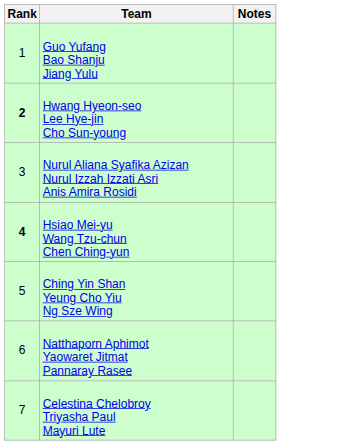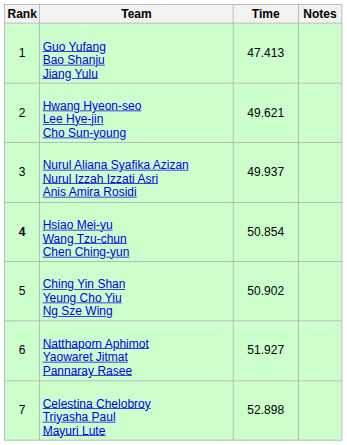+ column: (266, 14)
(22, 112) bold -> (22, 112) normal
